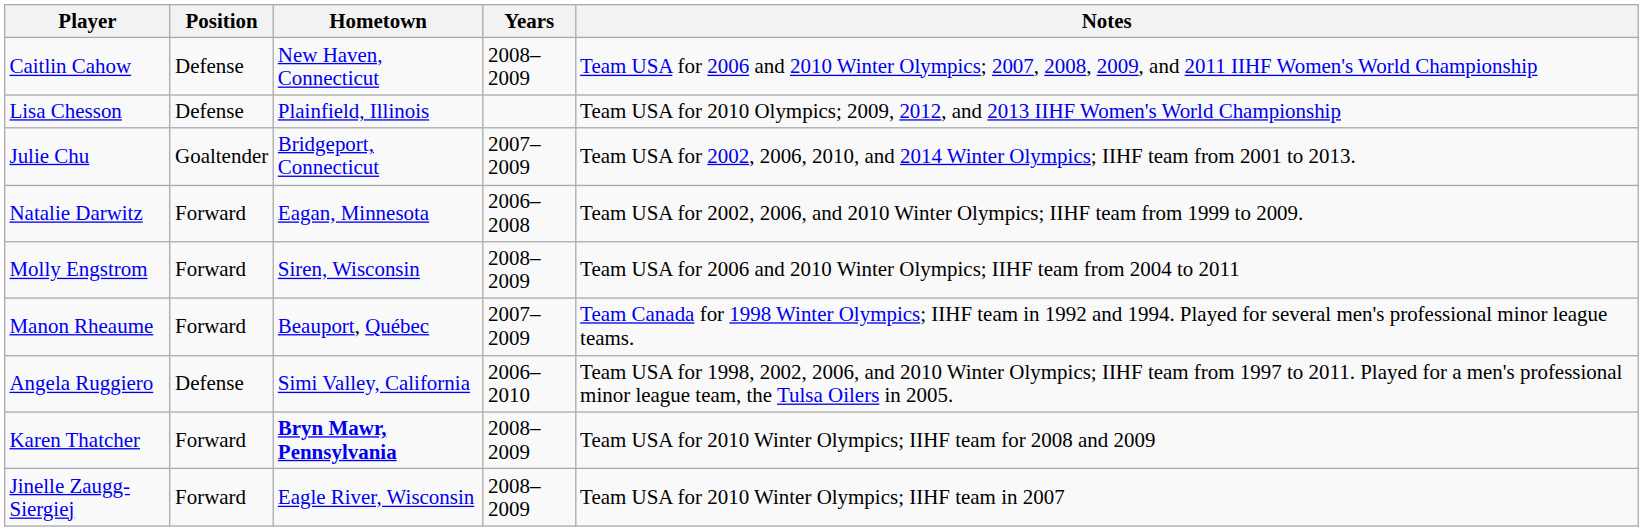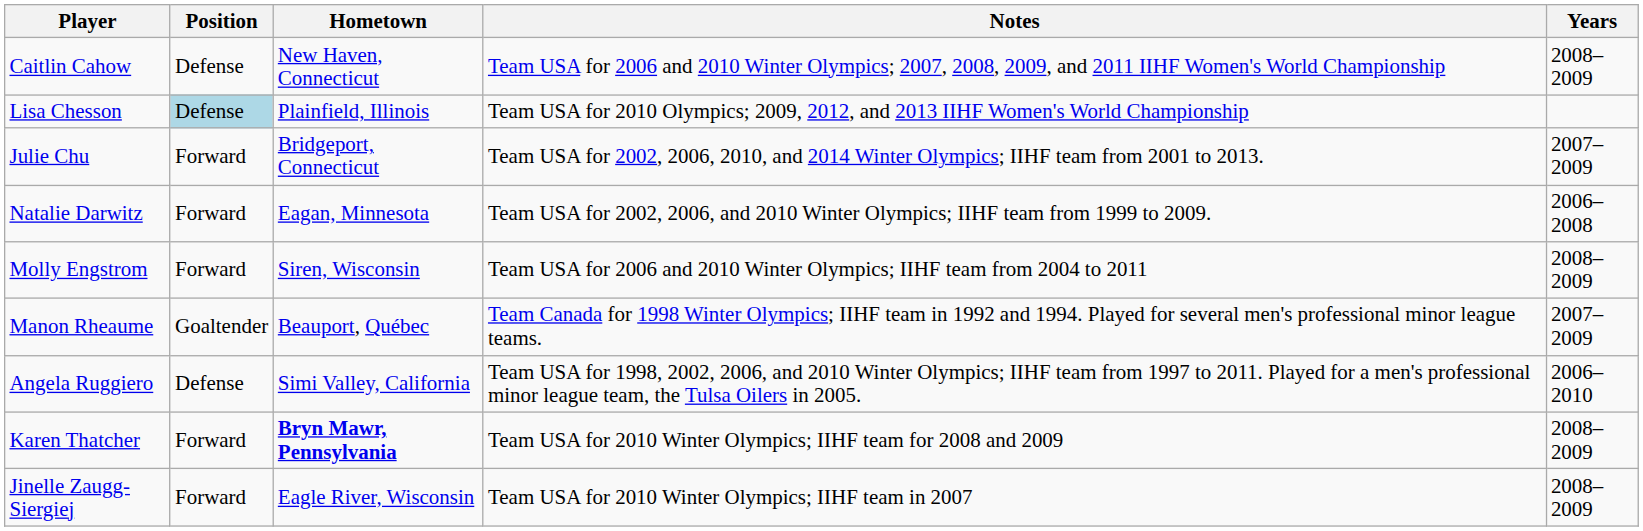columns swapped: (529, 21) <-> (1107, 21)
(209, 111) no background -> (209, 111) lightblue background
(222, 156) Goaltender -> (211, 156) Forward
(211, 326) Forward -> (222, 326) Goaltender
